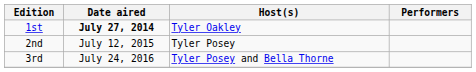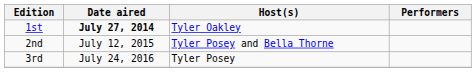(203, 44) Tyler Posey -> (253, 44) Tyler Posey and Bella Thorne
(253, 59) Tyler Posey and Bella Thorne -> (203, 59) Tyler Posey
